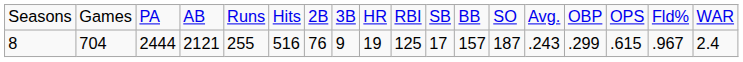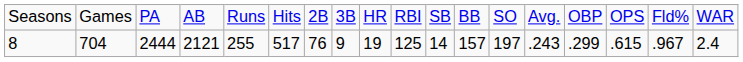(286, 43) 516 -> (286, 43) 517
(438, 43) 17 -> (438, 43) 14
(507, 43) 187 -> (507, 43) 197
